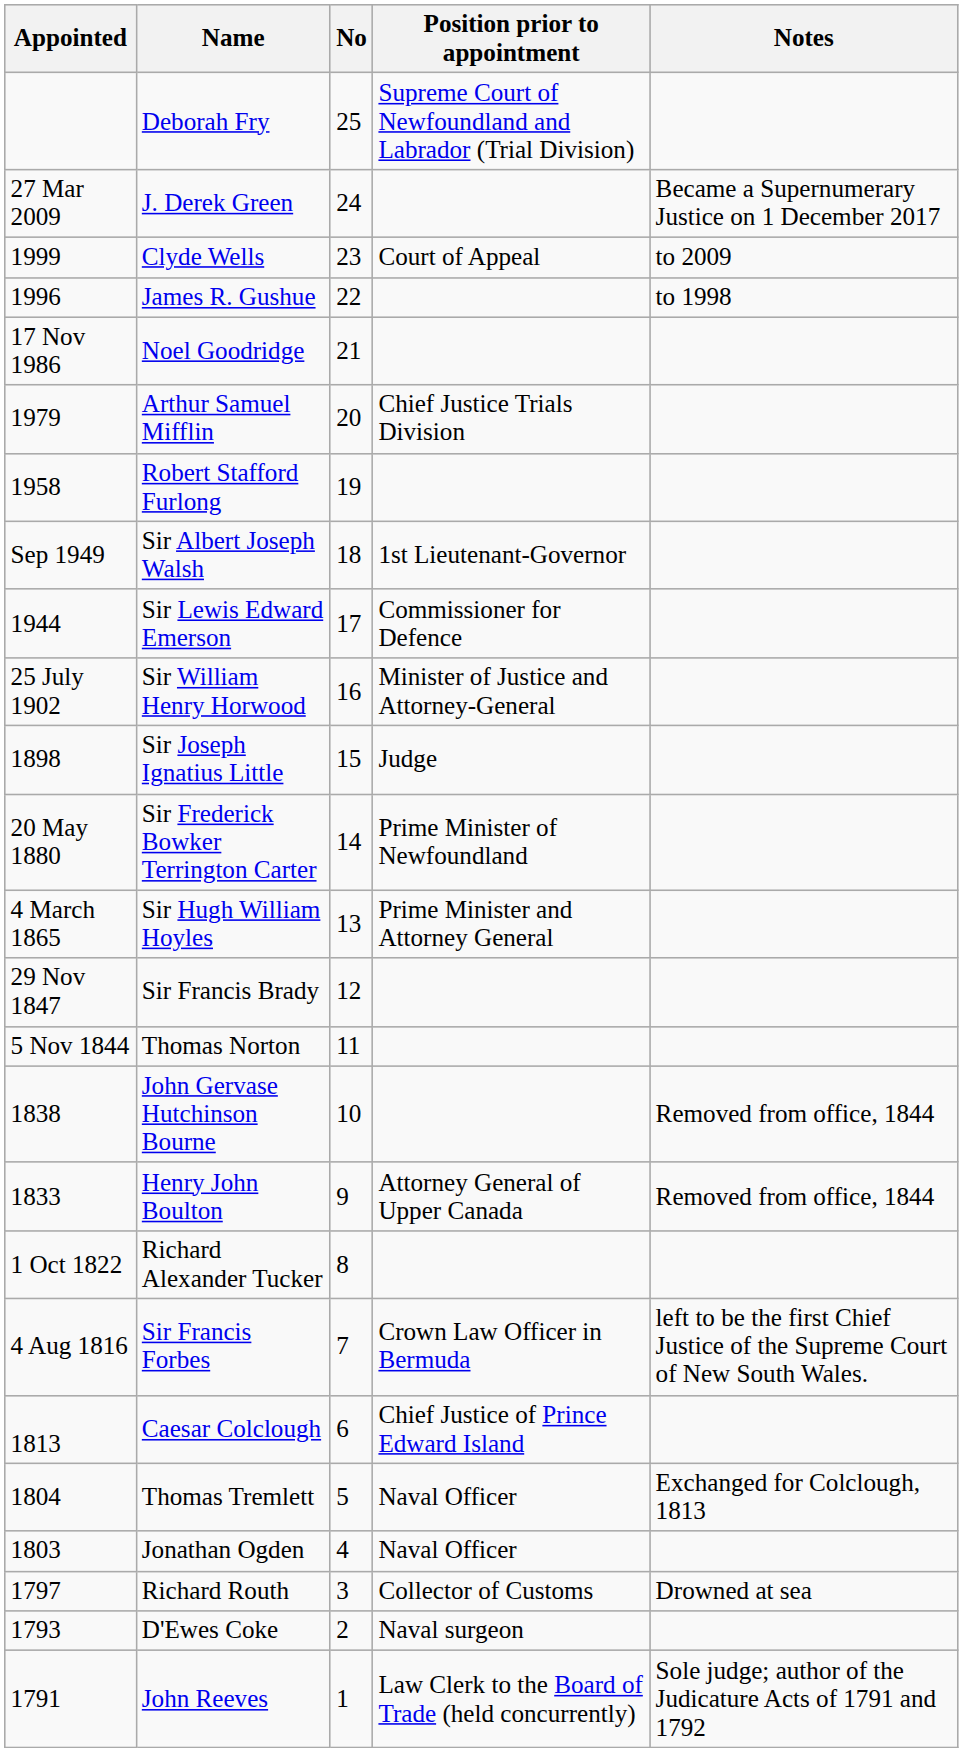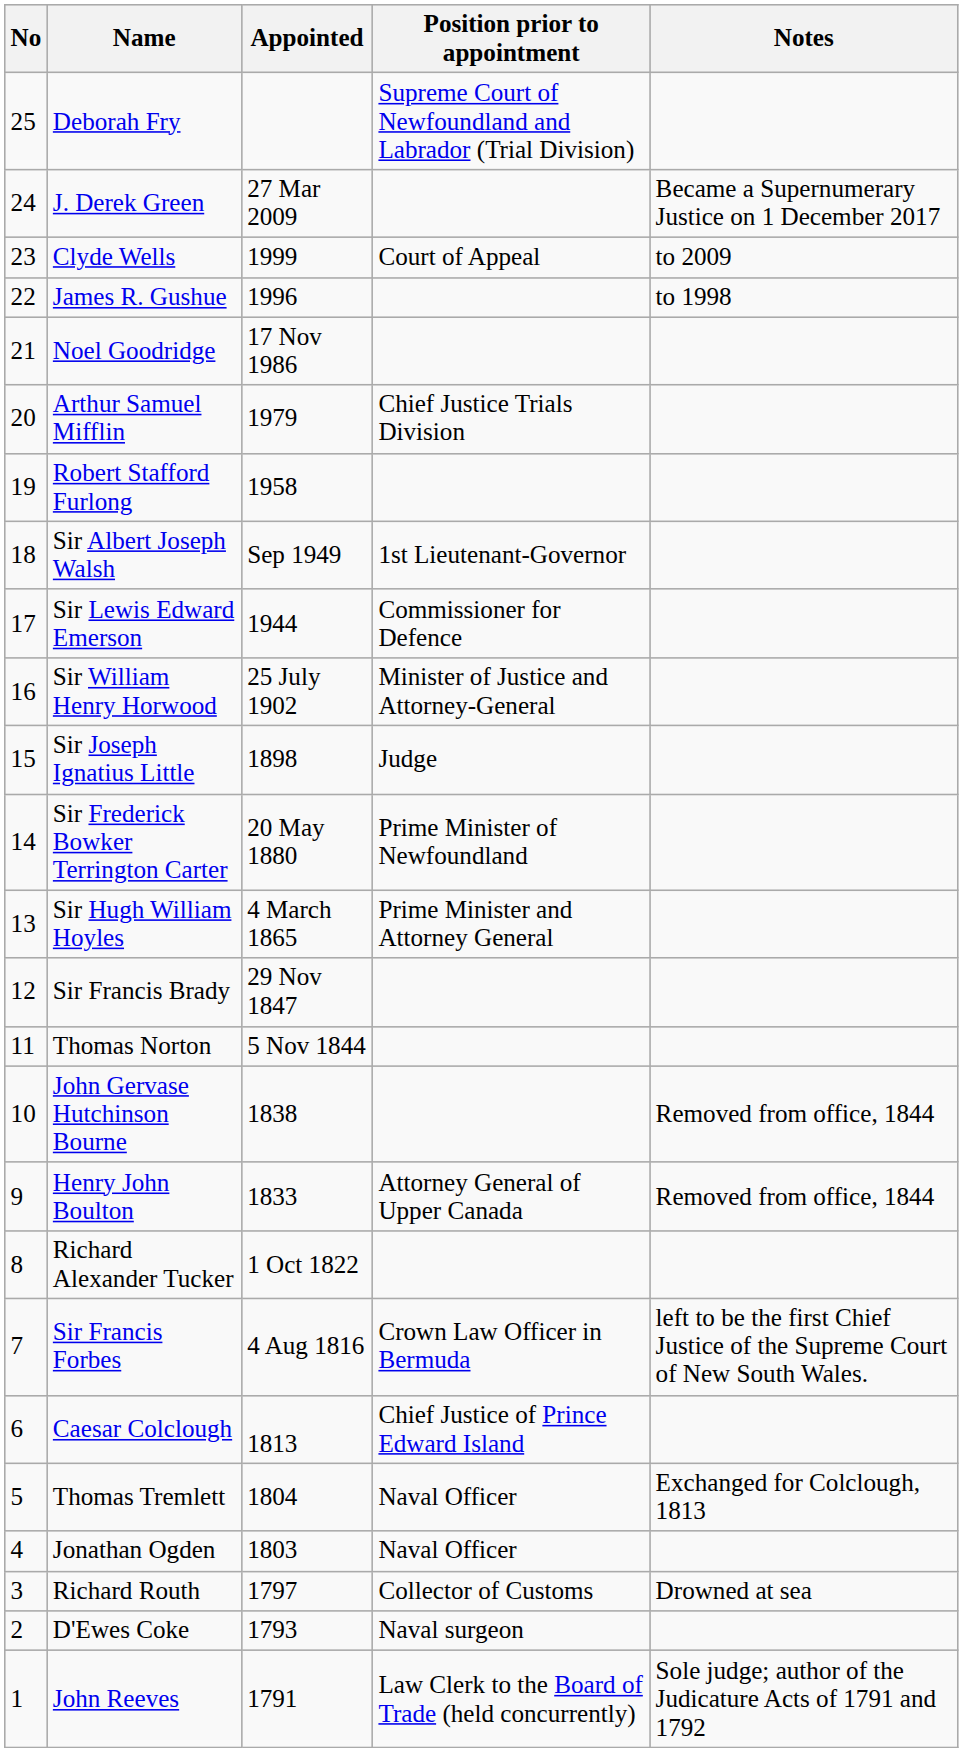columns swapped: (351, 38) <-> (70, 38)
